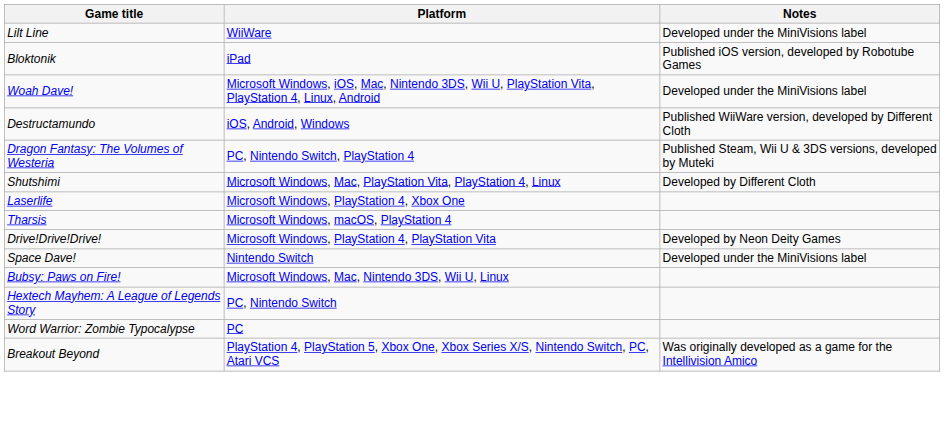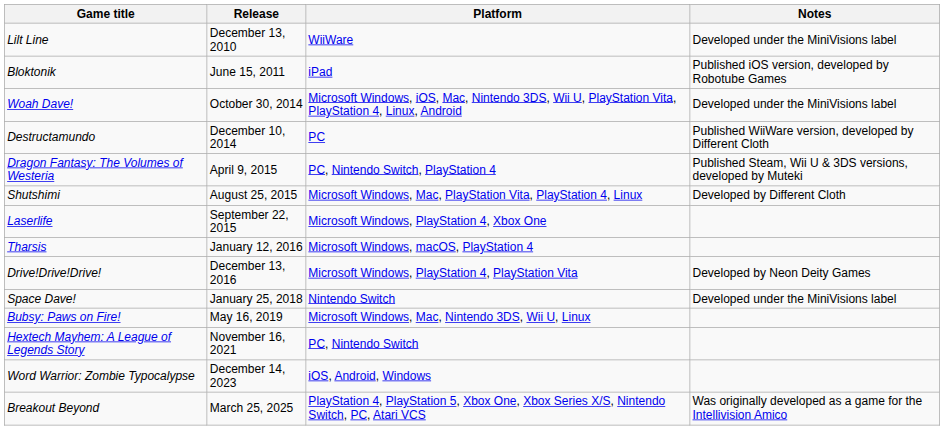+ column: (256, 14)
(288, 123) iOS, Android, Windows -> (317, 137) PC
(235, 328) PC -> (370, 376) iOS, Android, Windows
